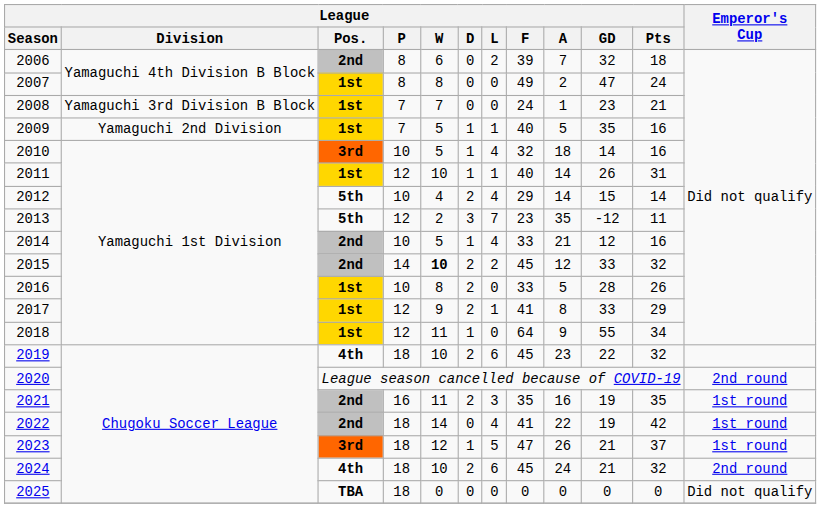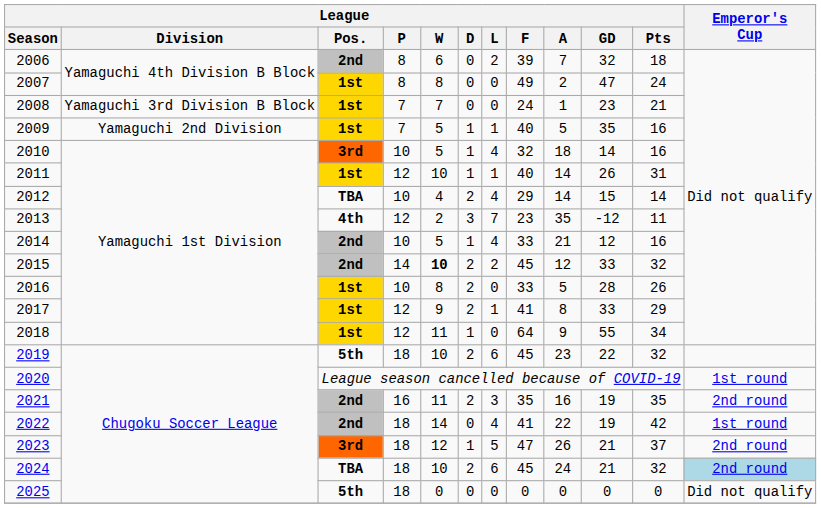(351, 197) 5th -> (351, 197) TBA
(351, 220) 5th -> (351, 220) 4th
(351, 356) 4th -> (351, 356) 5th
(750, 379) 2nd round -> (750, 379) 1st round
(750, 401) 1st round -> (750, 401) 2nd round
(750, 447) 1st round -> (750, 447) 2nd round
(351, 469) 4th -> (351, 469) TBA
(750, 469) no background -> (750, 469) lightblue background
(351, 492) TBA -> (351, 492) 5th
